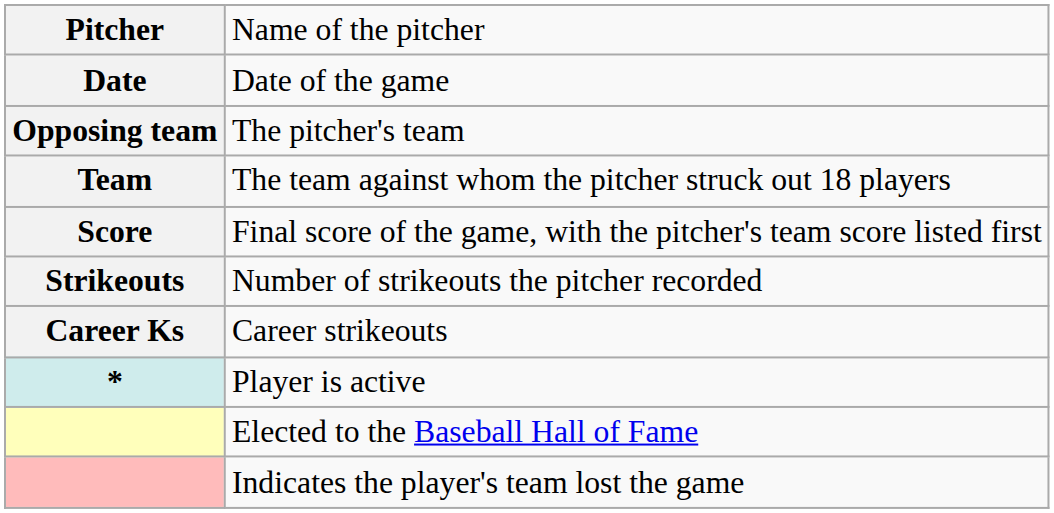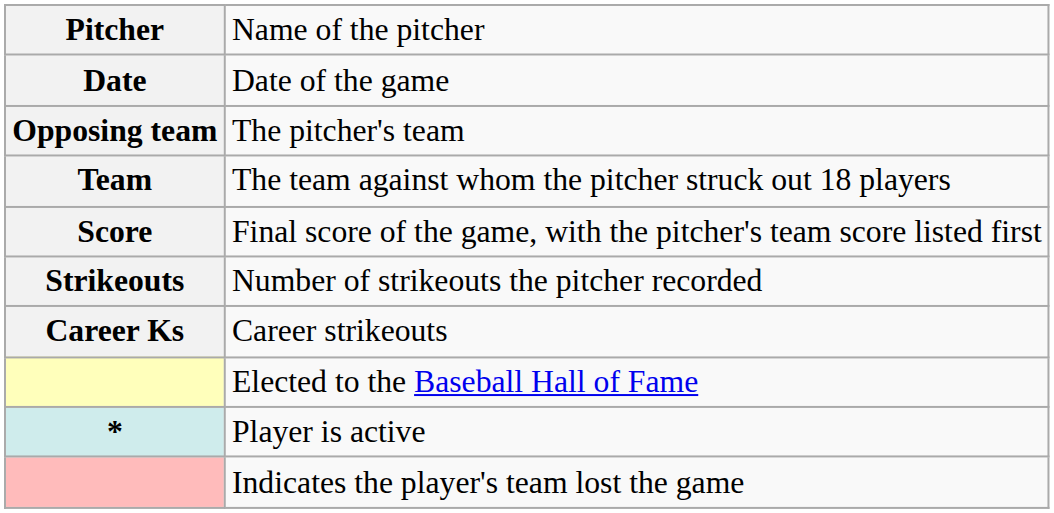rows swapped: (465, 431) <-> (329, 381)
